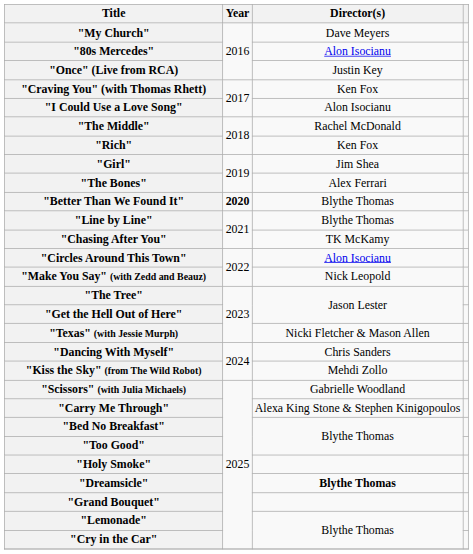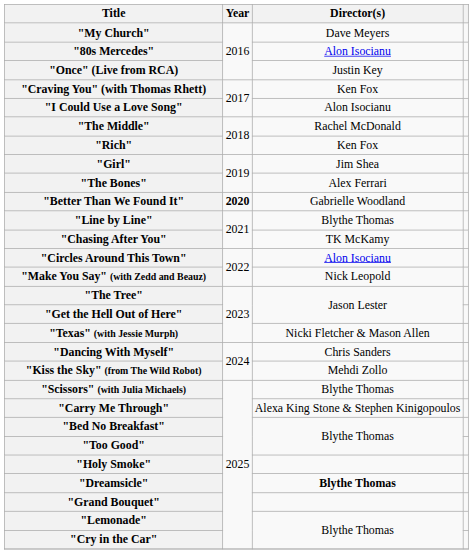(358, 201) Blythe Thomas -> (358, 201) Gabrielle Woodland
(358, 389) Gabrielle Woodland -> (358, 389) Blythe Thomas
